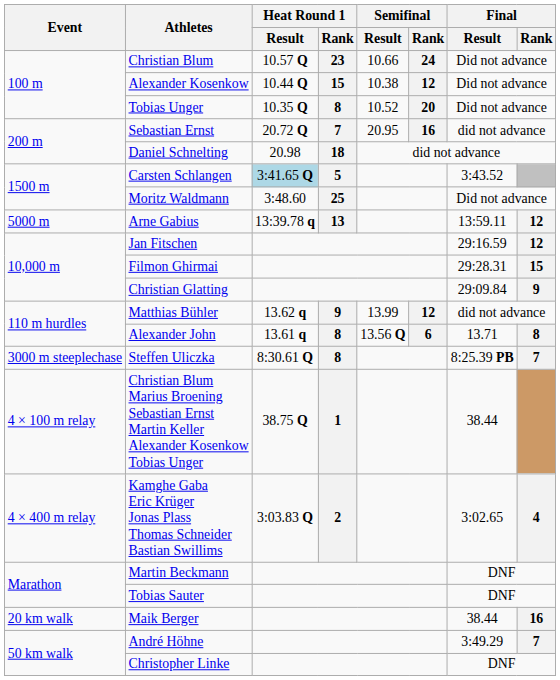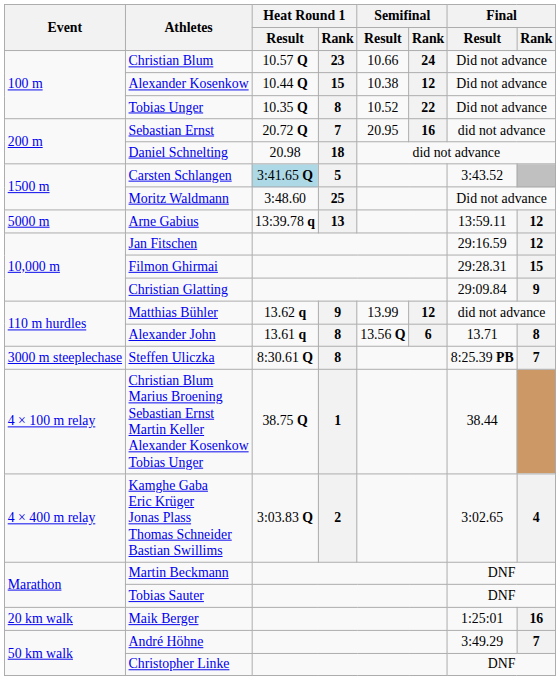(428, 107) 20 -> (428, 107) 22
(482, 619) 38.44 -> (482, 619) 1:25:01
